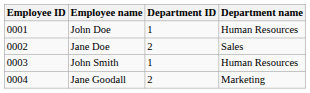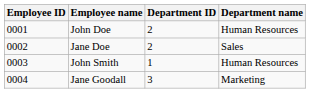(150, 29) 1 -> (150, 29) 2
(150, 79) 2 -> (150, 79) 3
